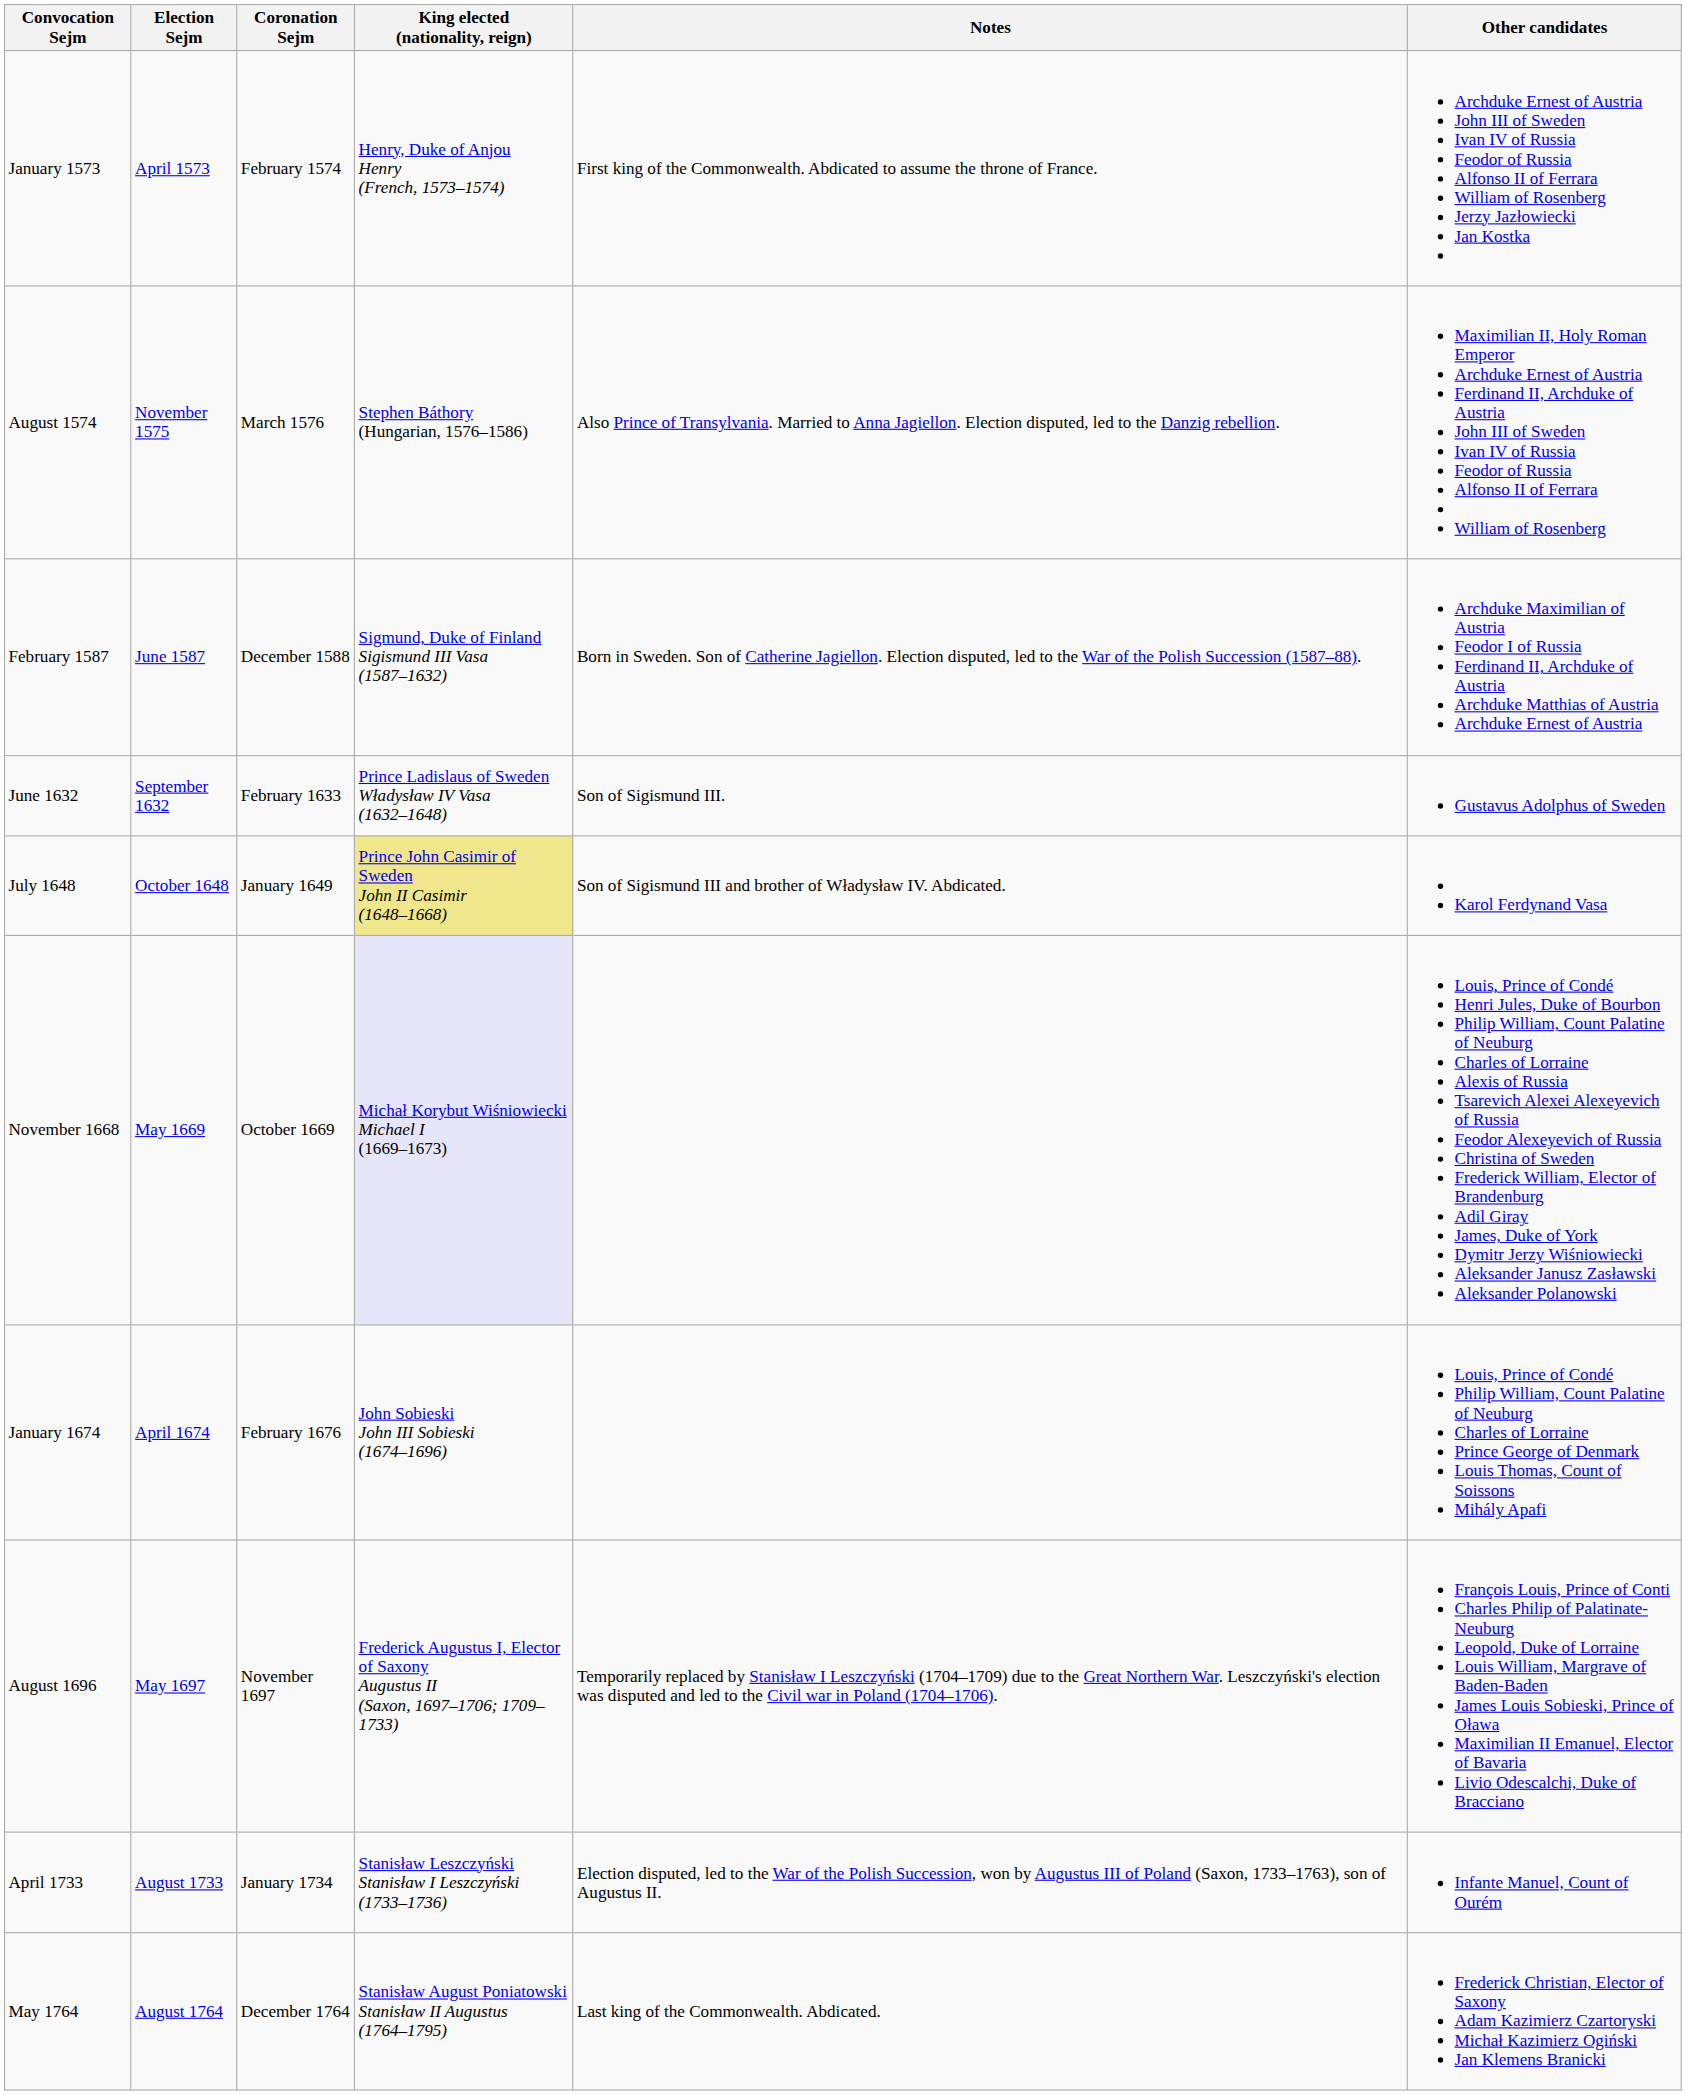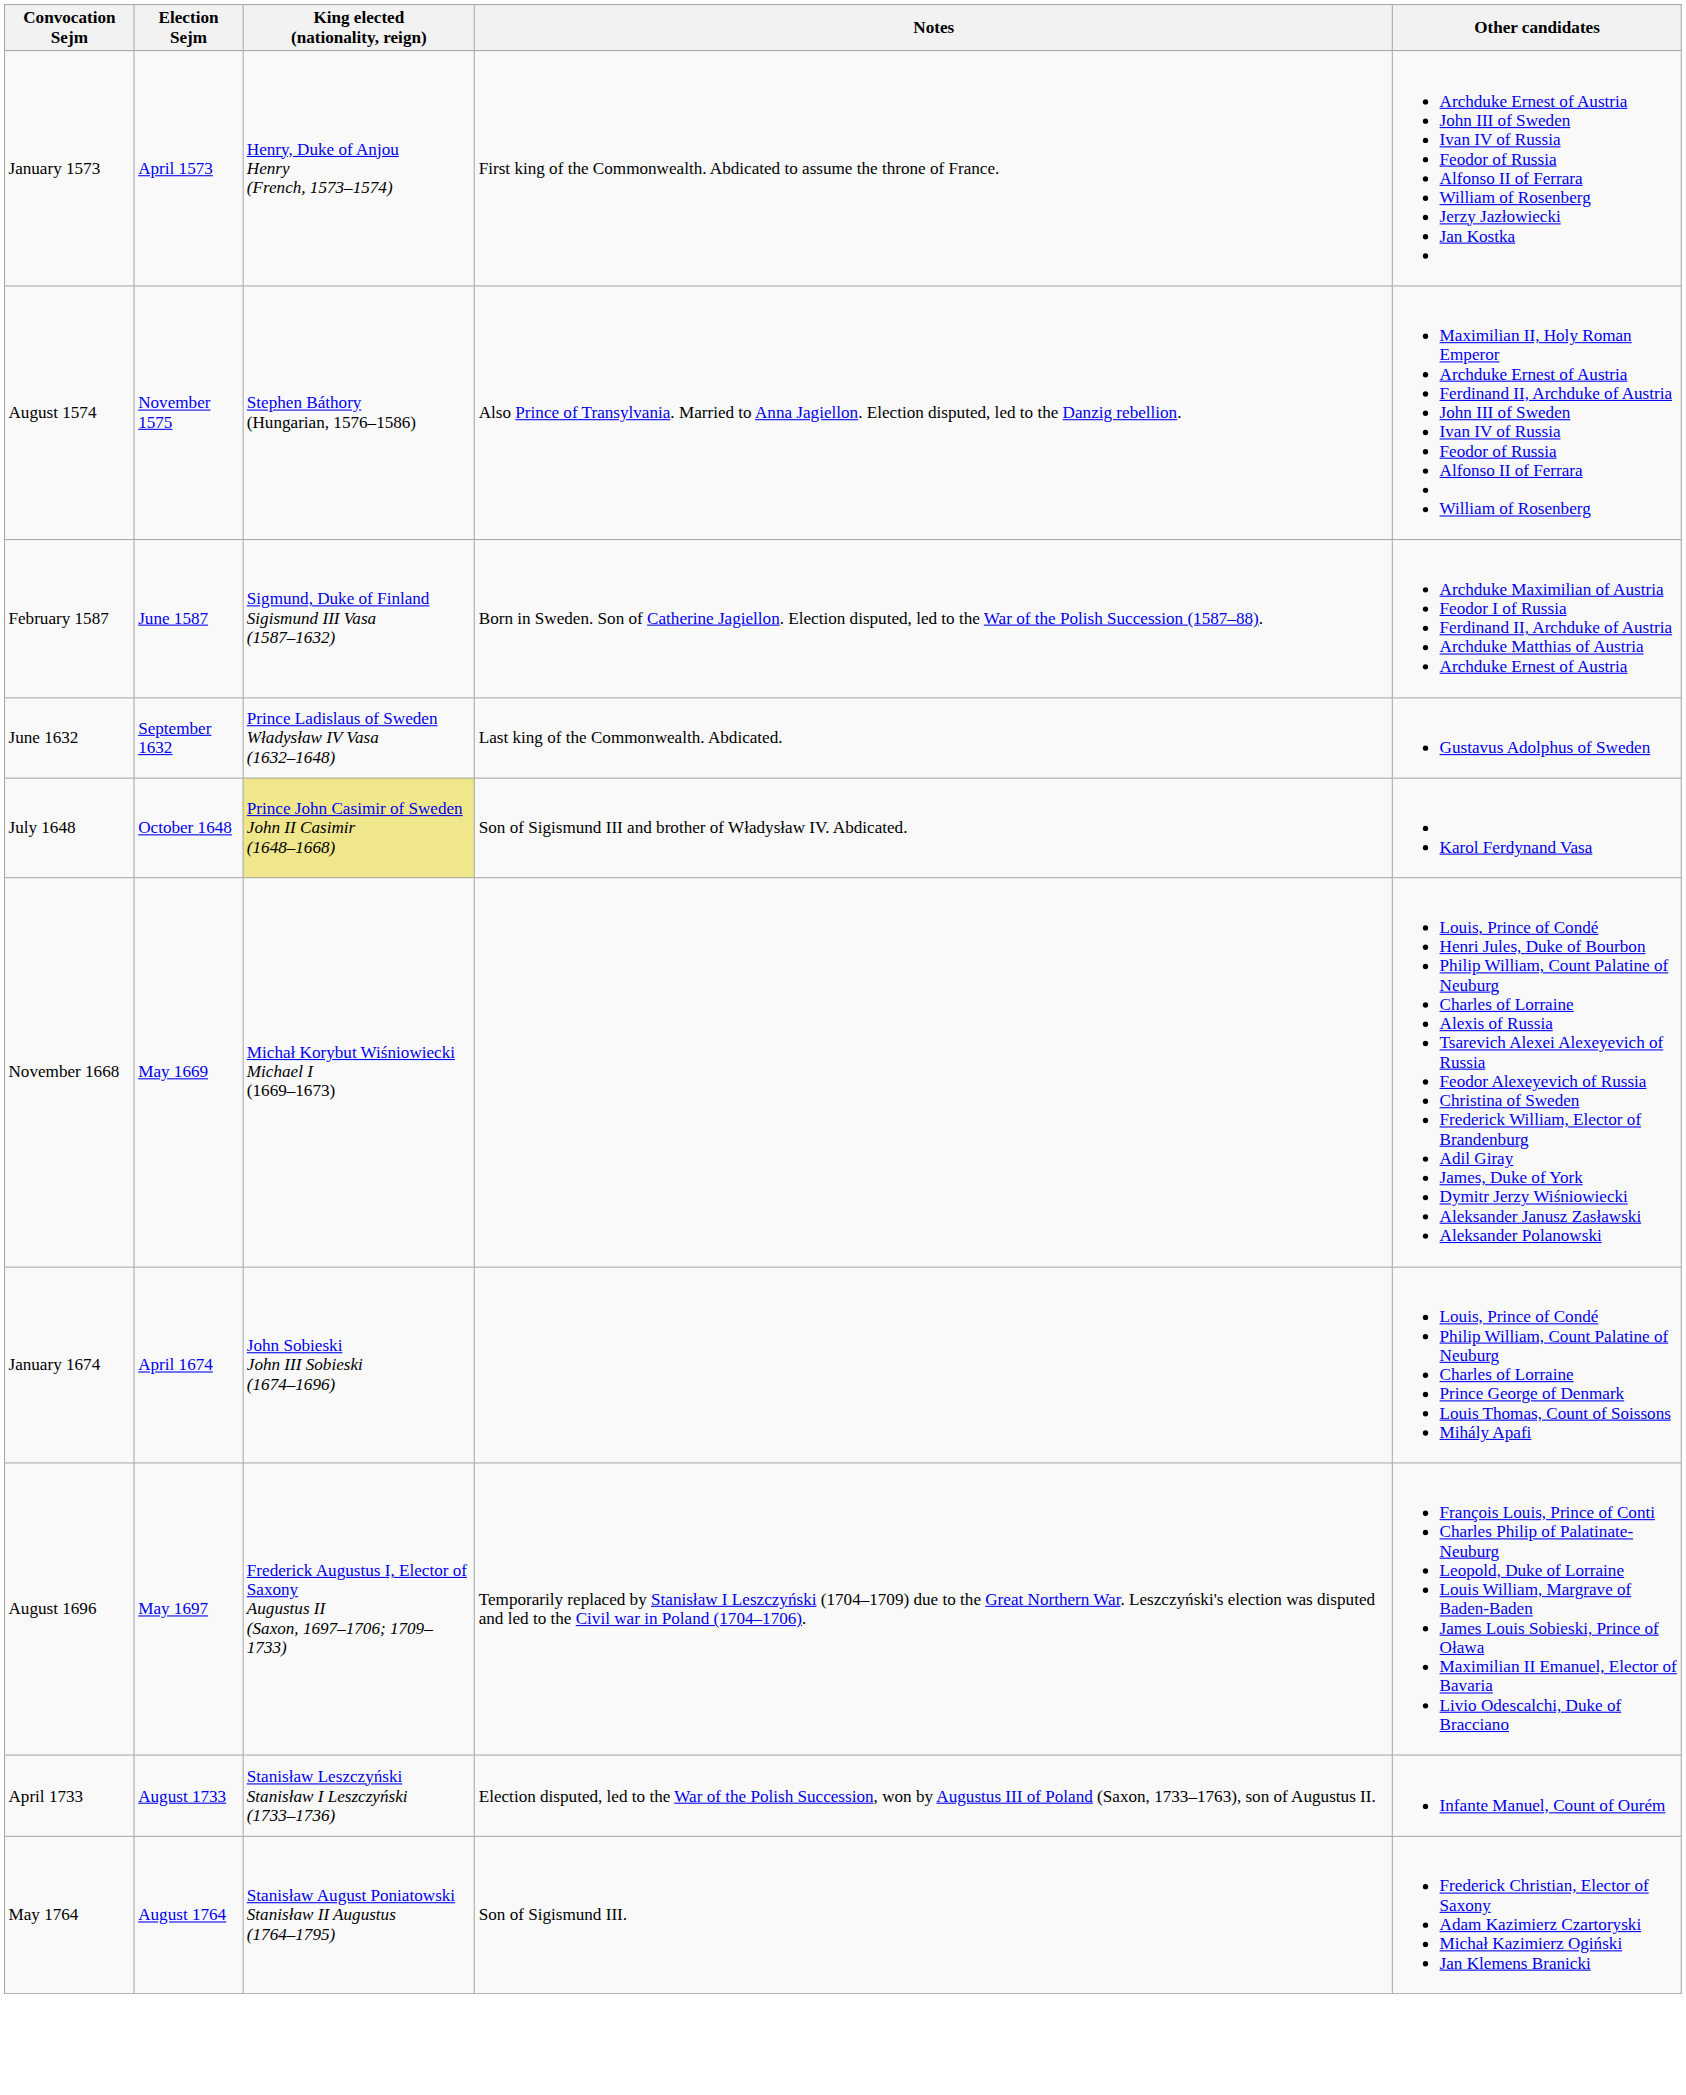- column: (296, 27)
(651, 795) Son of Sigismund III. -> (631, 737) Last king of the Commonwealth. Abdicated.
(463, 1130) lavender background -> (351, 1072) no background
(729, 2011) Last king of the Commonwealth. Abdicated. -> (553, 1914) Son of Sigismund III.
